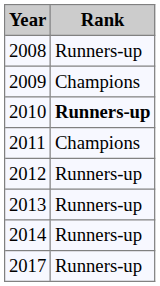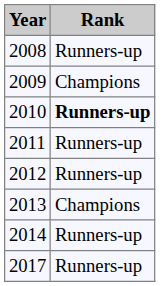(97, 142) Champions -> (98, 142) Runners-up
(98, 204) Runners-up -> (97, 204) Champions
